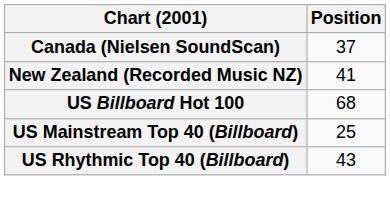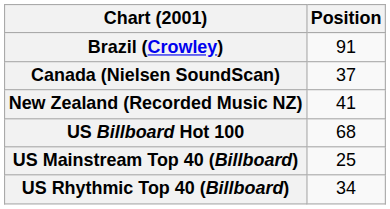+ row: (156, 47)
(346, 160) 43 -> (346, 189) 34
